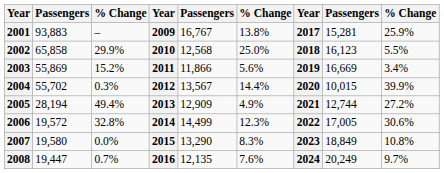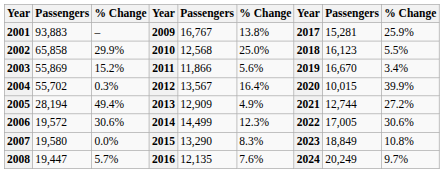(341, 68) 16,669 -> (341, 68) 16,670
(254, 86) 14.4% -> (254, 86) 16.4%
(109, 123) 32.8% -> (109, 123) 30.6%
(106, 159) 0.7% -> (106, 159) 5.7%
